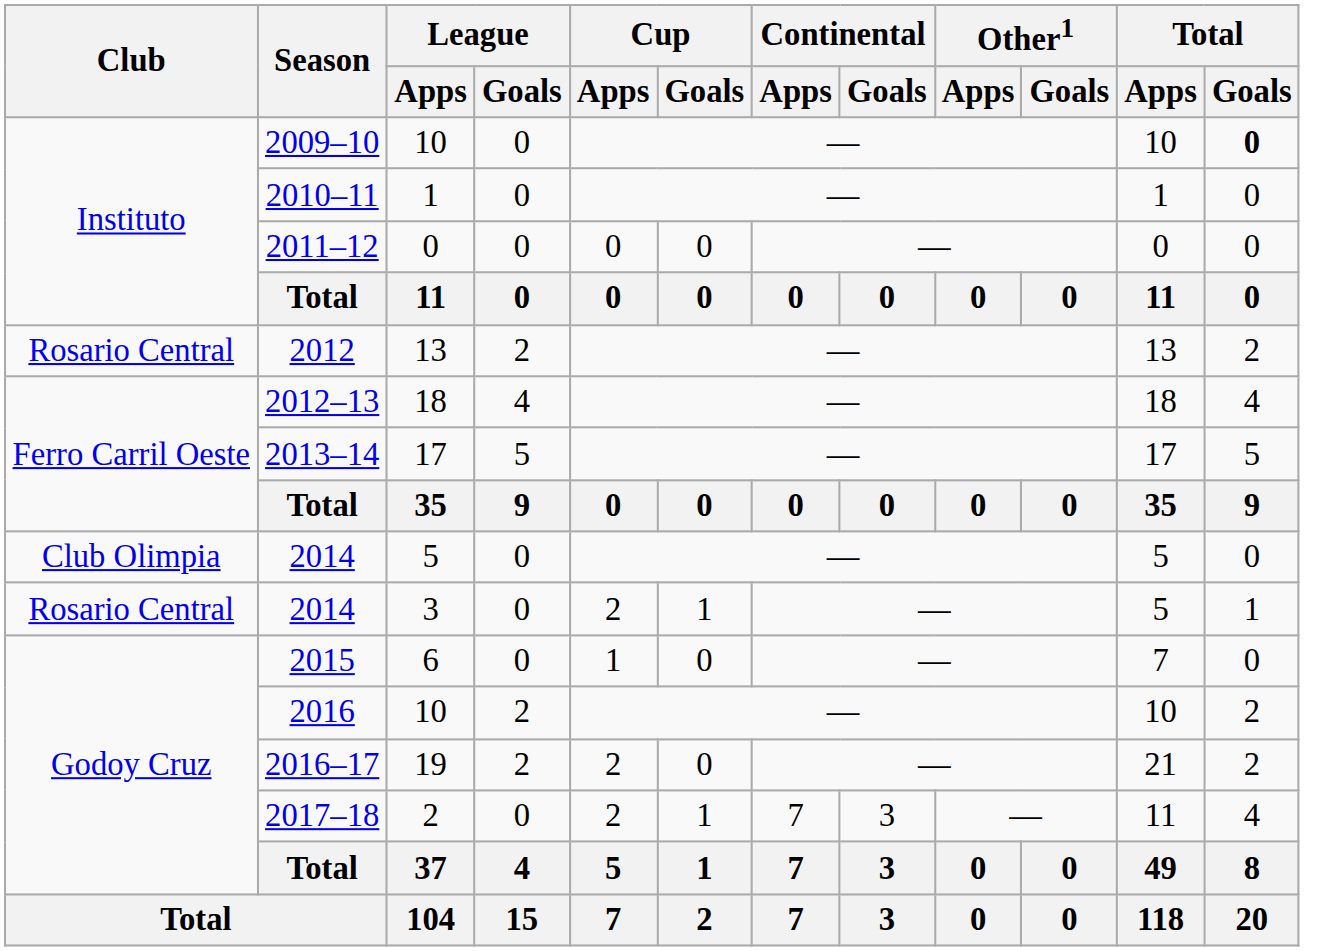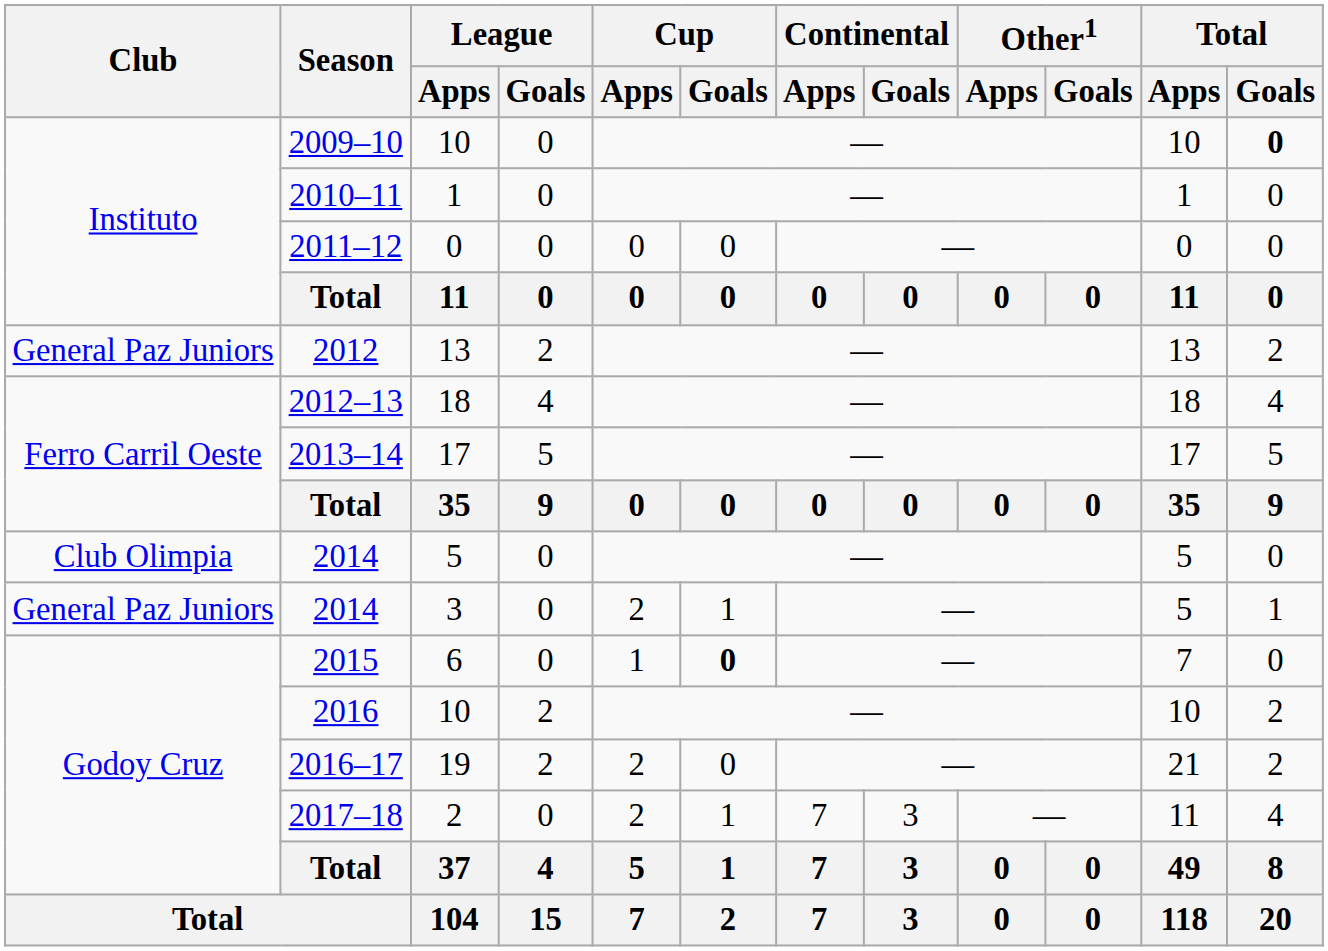(131, 349) Rosario Central -> (143, 349) General Paz Juniors
(131, 608) Rosario Central -> (143, 608) General Paz Juniors
(704, 660) normal -> (728, 660) bold
